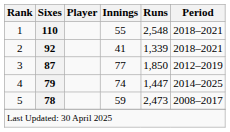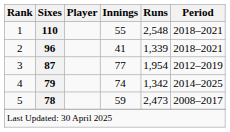(50, 48) 92 -> (50, 48) 96
(156, 65) 1,850 -> (156, 65) 1,954
(156, 83) 1,447 -> (156, 83) 1,342
